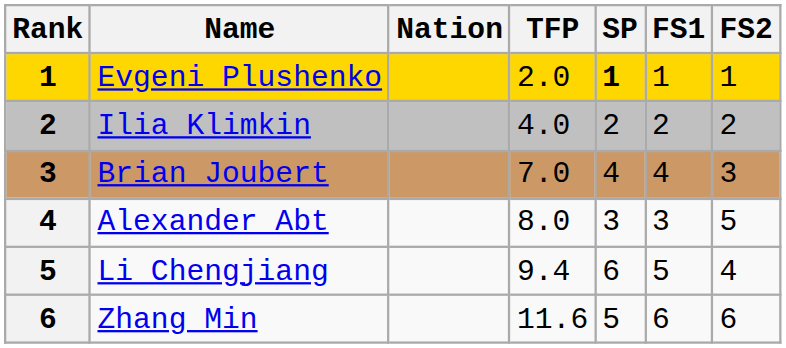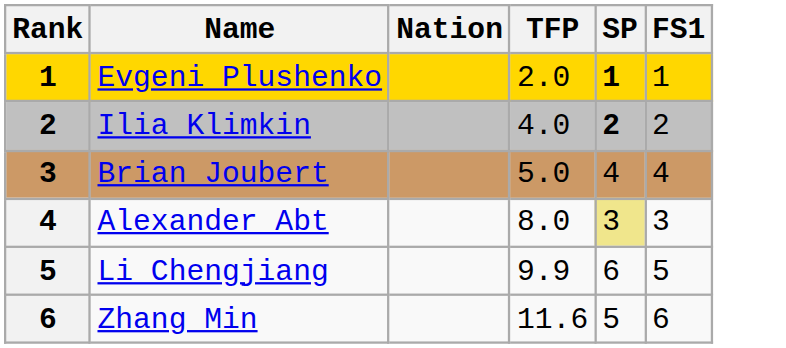- column: (746, 29)
(611, 126) normal -> (611, 126) bold
(544, 174) 7.0 -> (544, 174) 5.0
(611, 223) no background -> (611, 223) khaki background
(544, 271) 9.4 -> (544, 271) 9.9
